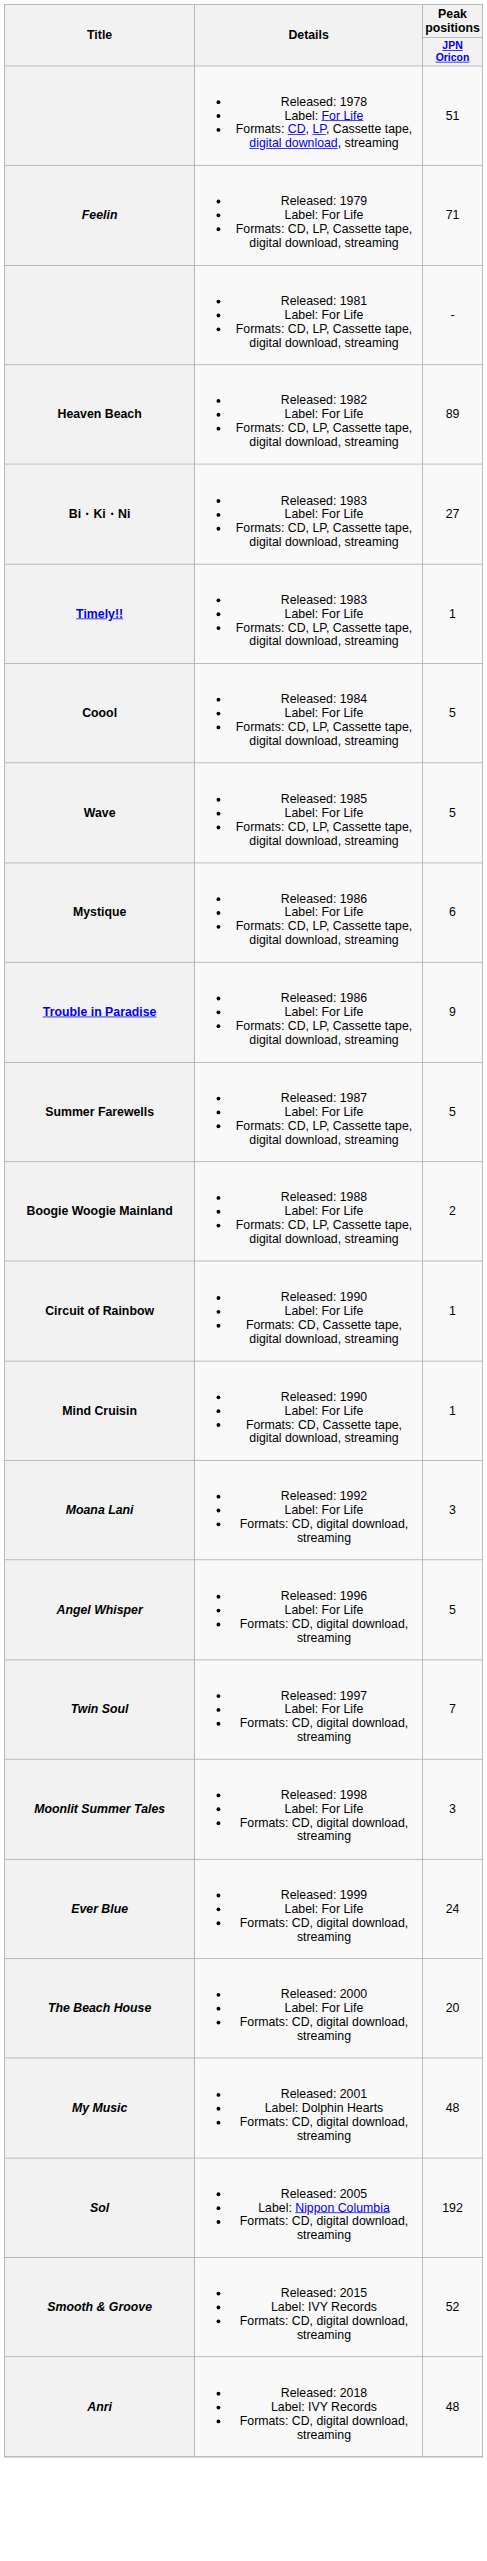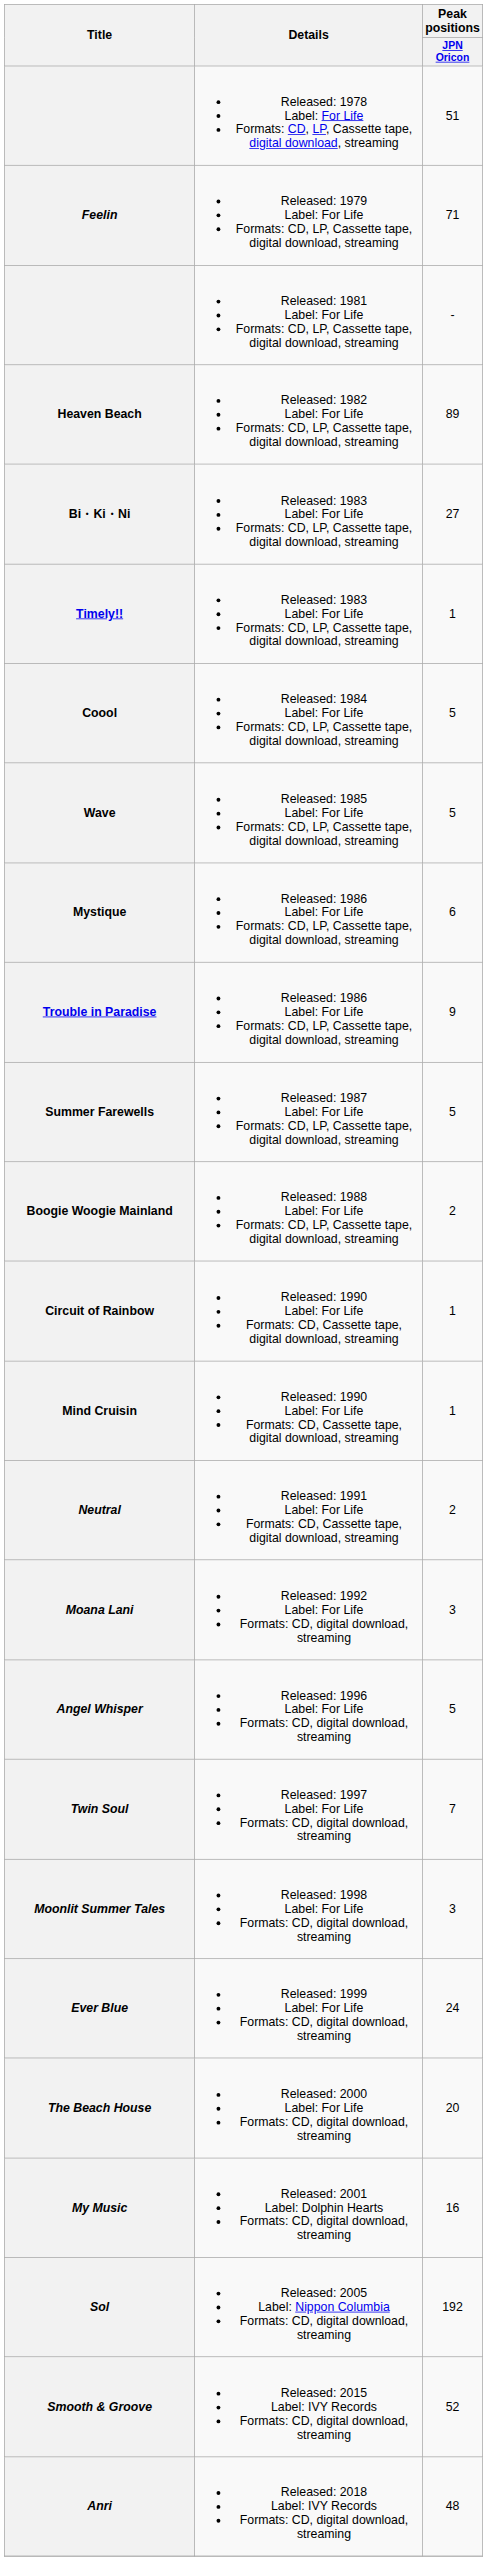+ row: (100, 1510)
(453, 2108) 48 -> (453, 2207) 16
